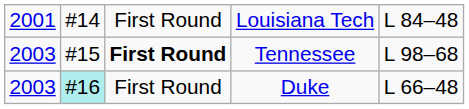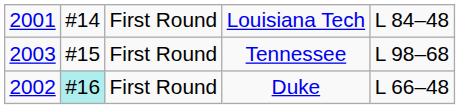(168, 53) bold -> (163, 53) normal
(33, 86) 2003 -> (33, 86) 2002
